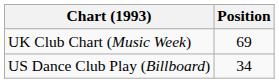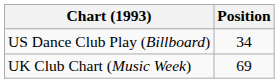rows swapped: (100, 41) <-> (109, 66)
